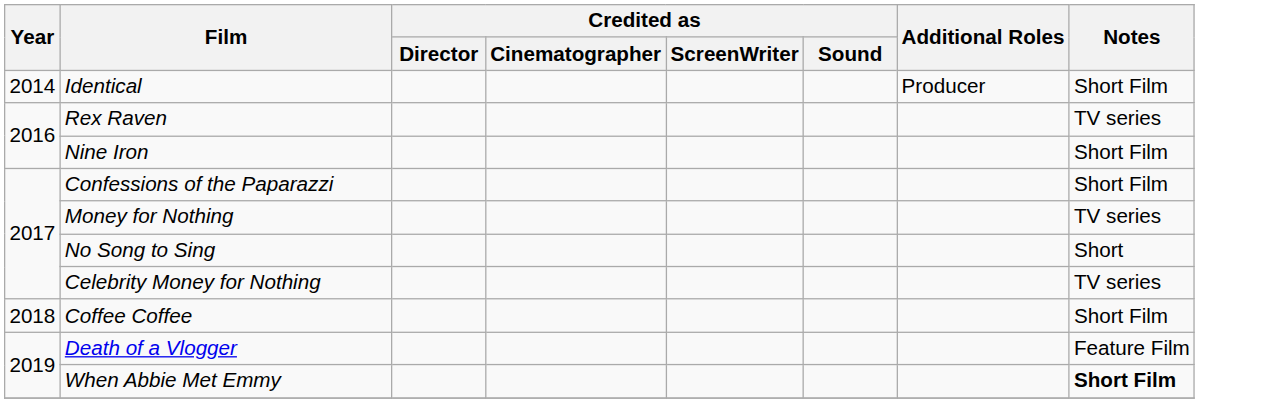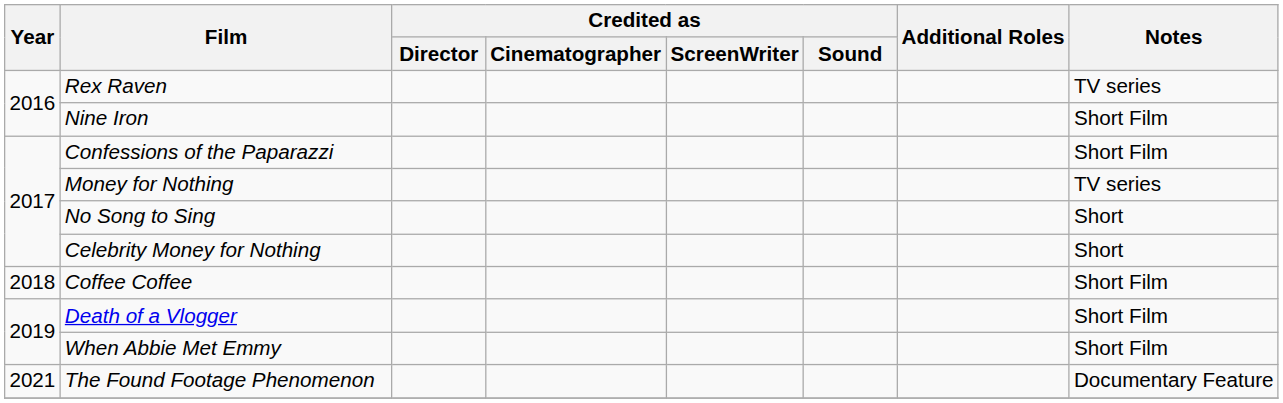- row: (103, 86)
(1118, 282) TV series -> (1099, 250) Short
(1132, 348) Feature Film -> (1121, 315) Short Film
(1125, 380) bold -> (1121, 348) normal
+ row: (220, 380)
